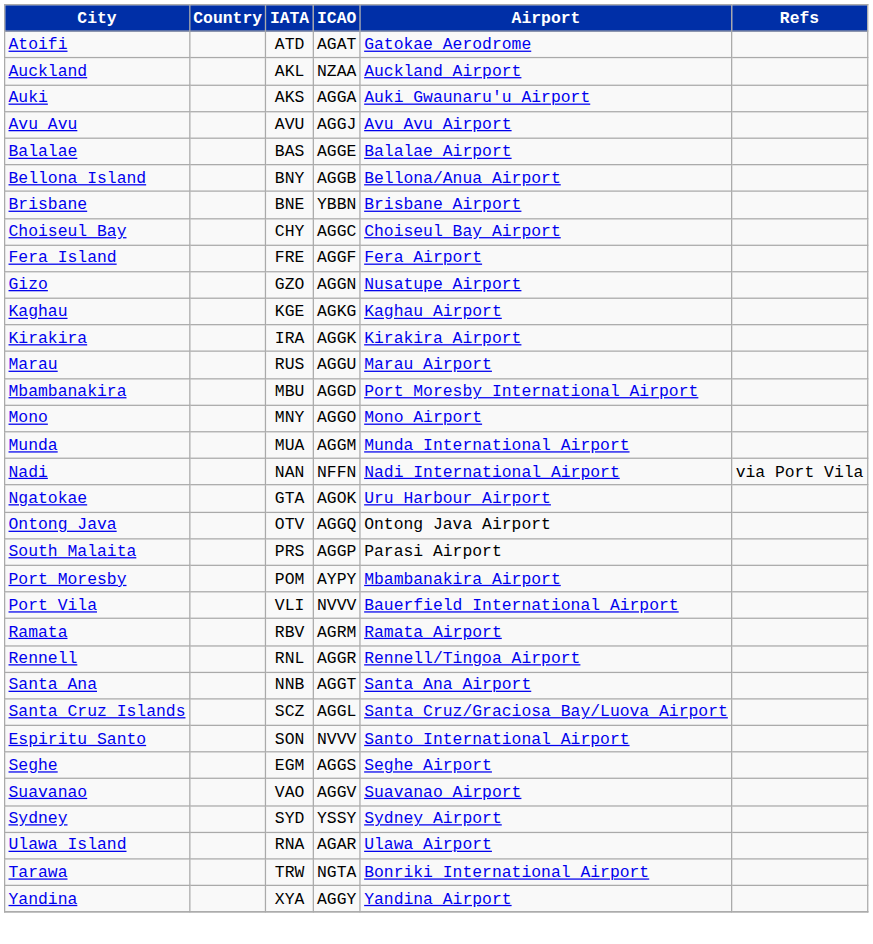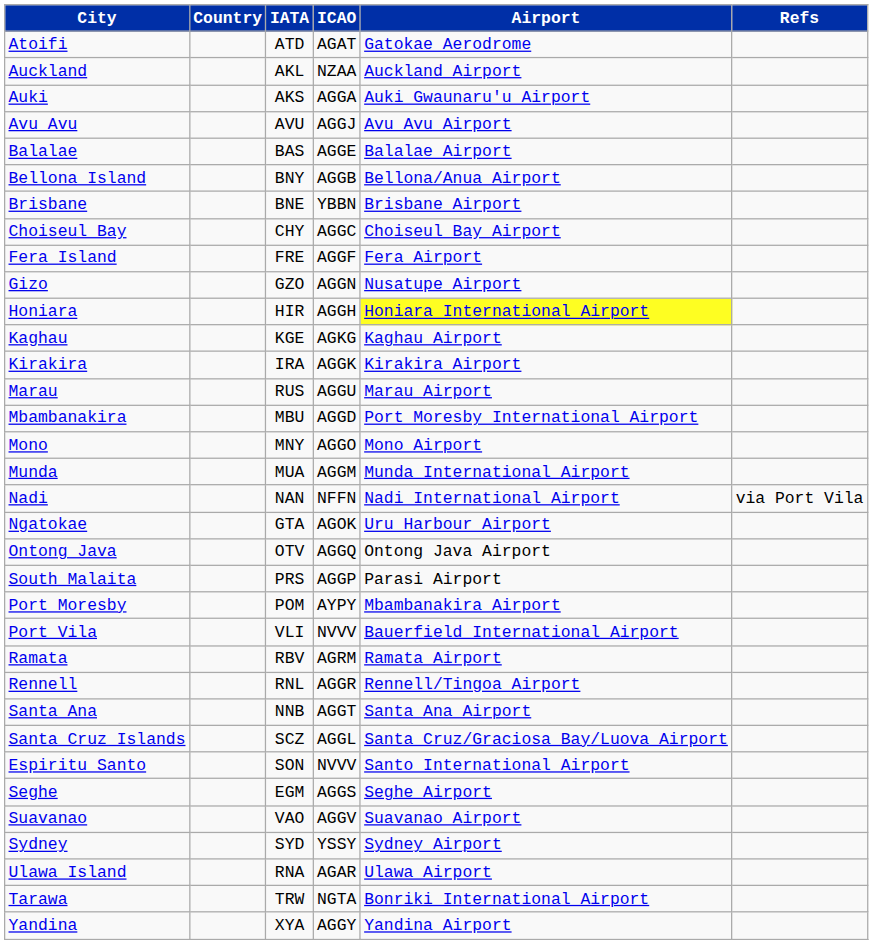+ row: (43, 312)
